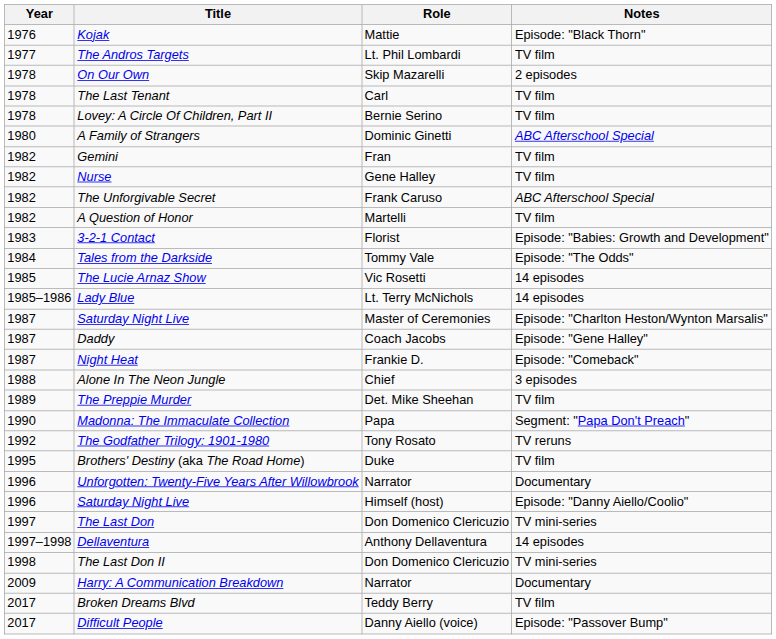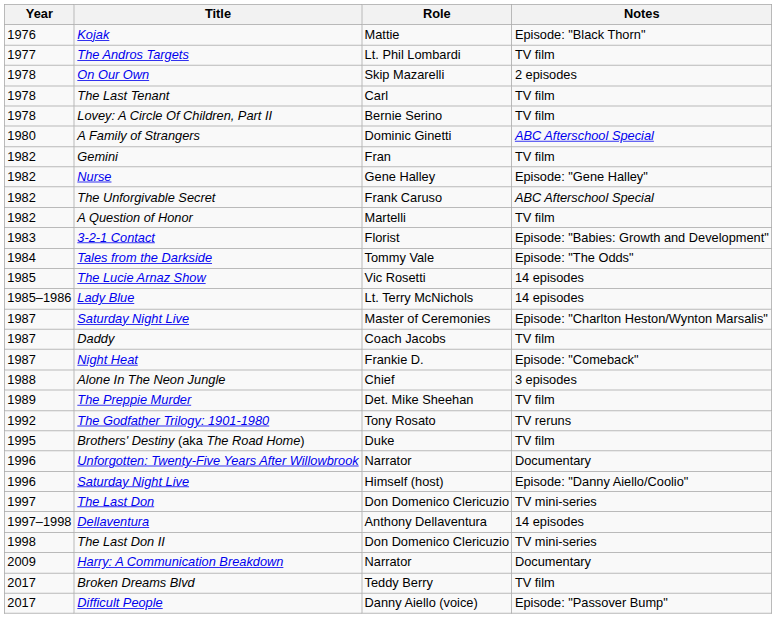(535, 177) TV film -> (581, 177) Episode: "Gene Halley"
(581, 339) Episode: "Gene Halley" -> (535, 339) TV film
- row: (183, 420)
